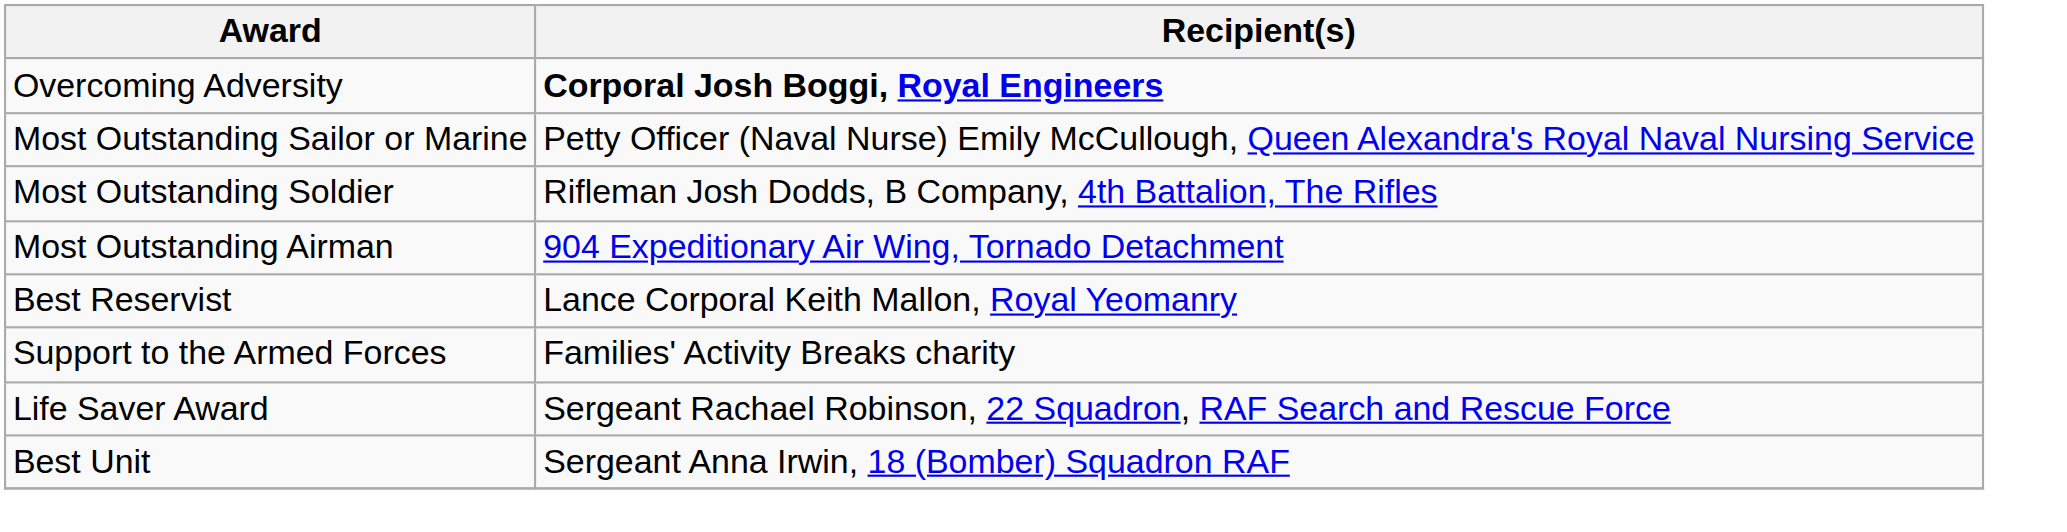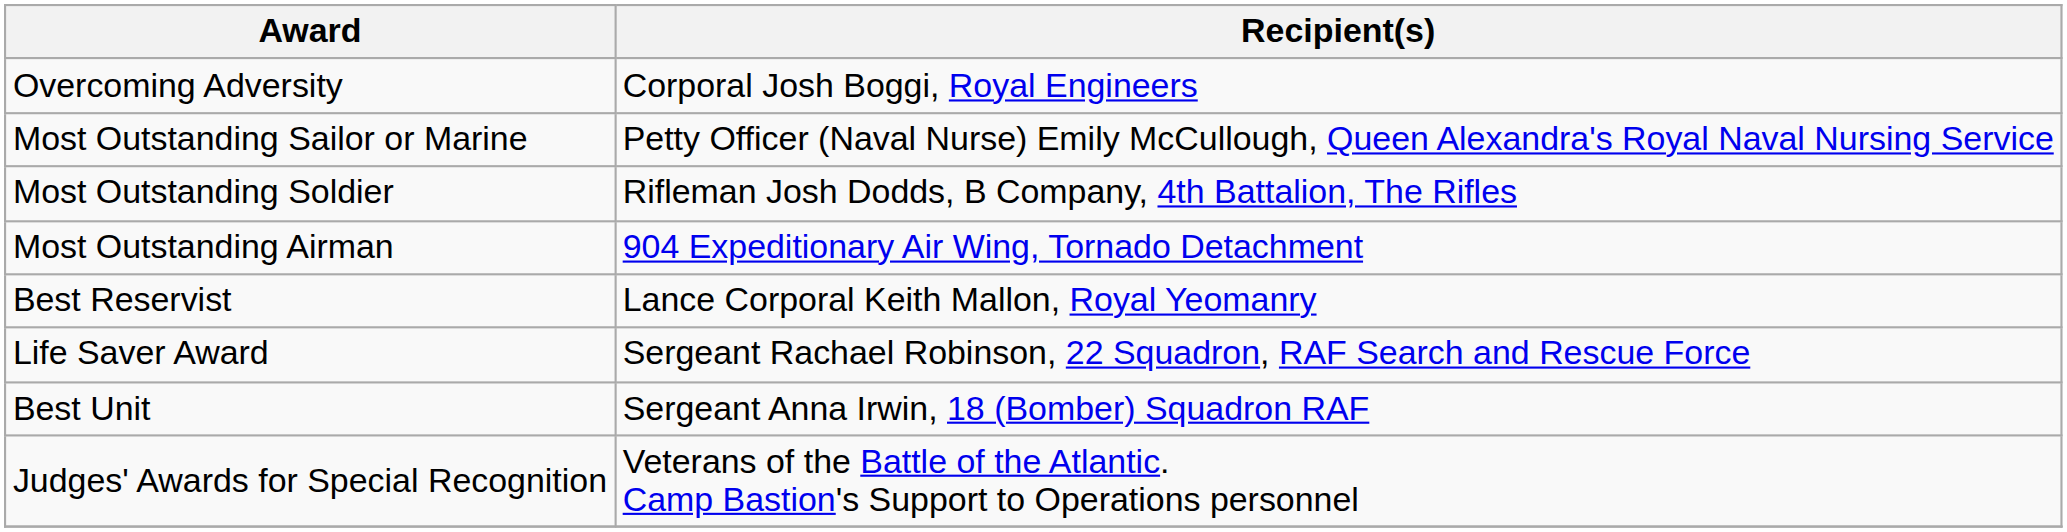(853, 85) bold -> (910, 85) normal
- row: (230, 354)
+ row: (310, 480)
